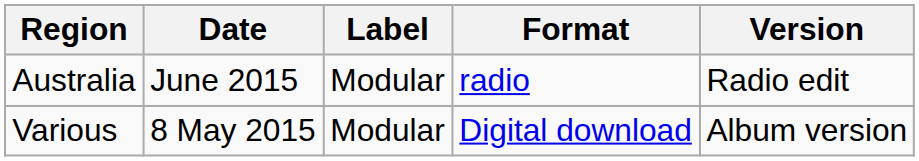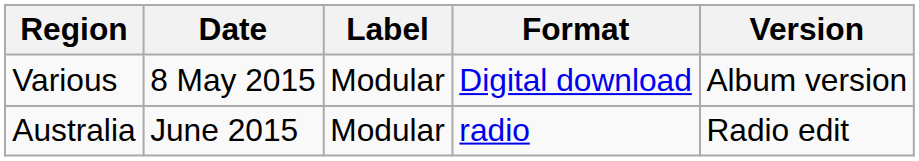rows swapped: (65, 130) <-> (74, 79)
